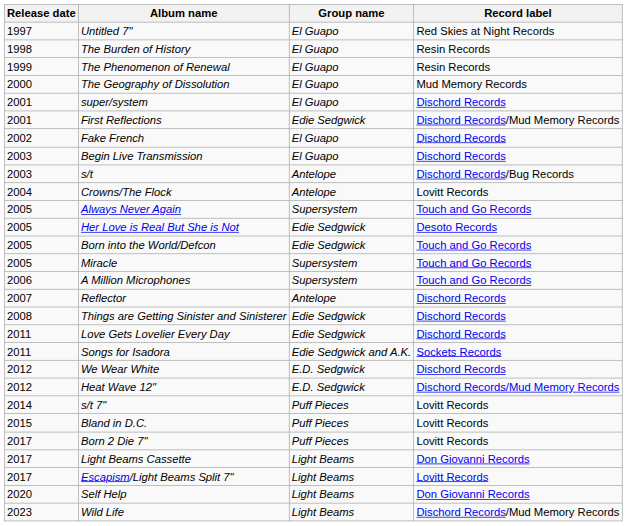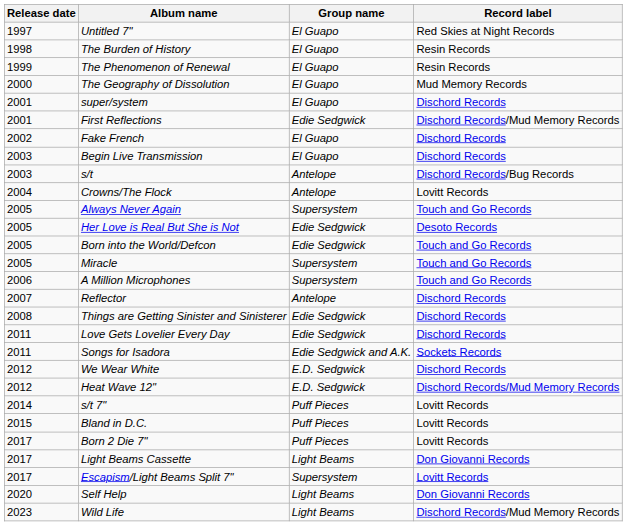(323, 476) Light Beams -> (324, 476) Supersystem
